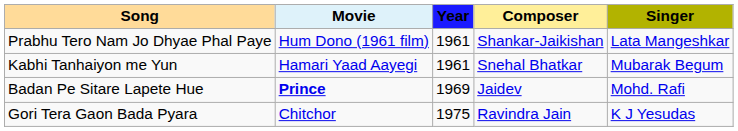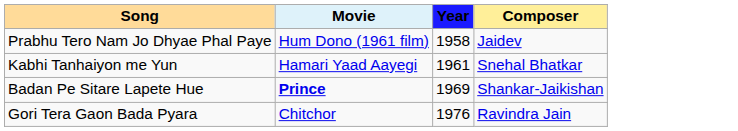- column: (670, 16)
(453, 41) 1961 -> (453, 41) 1958
(540, 41) Shankar-Jaikishan -> (499, 41) Jaidev
(499, 89) Jaidev -> (540, 89) Shankar-Jaikishan
(453, 114) 1975 -> (453, 114) 1976
